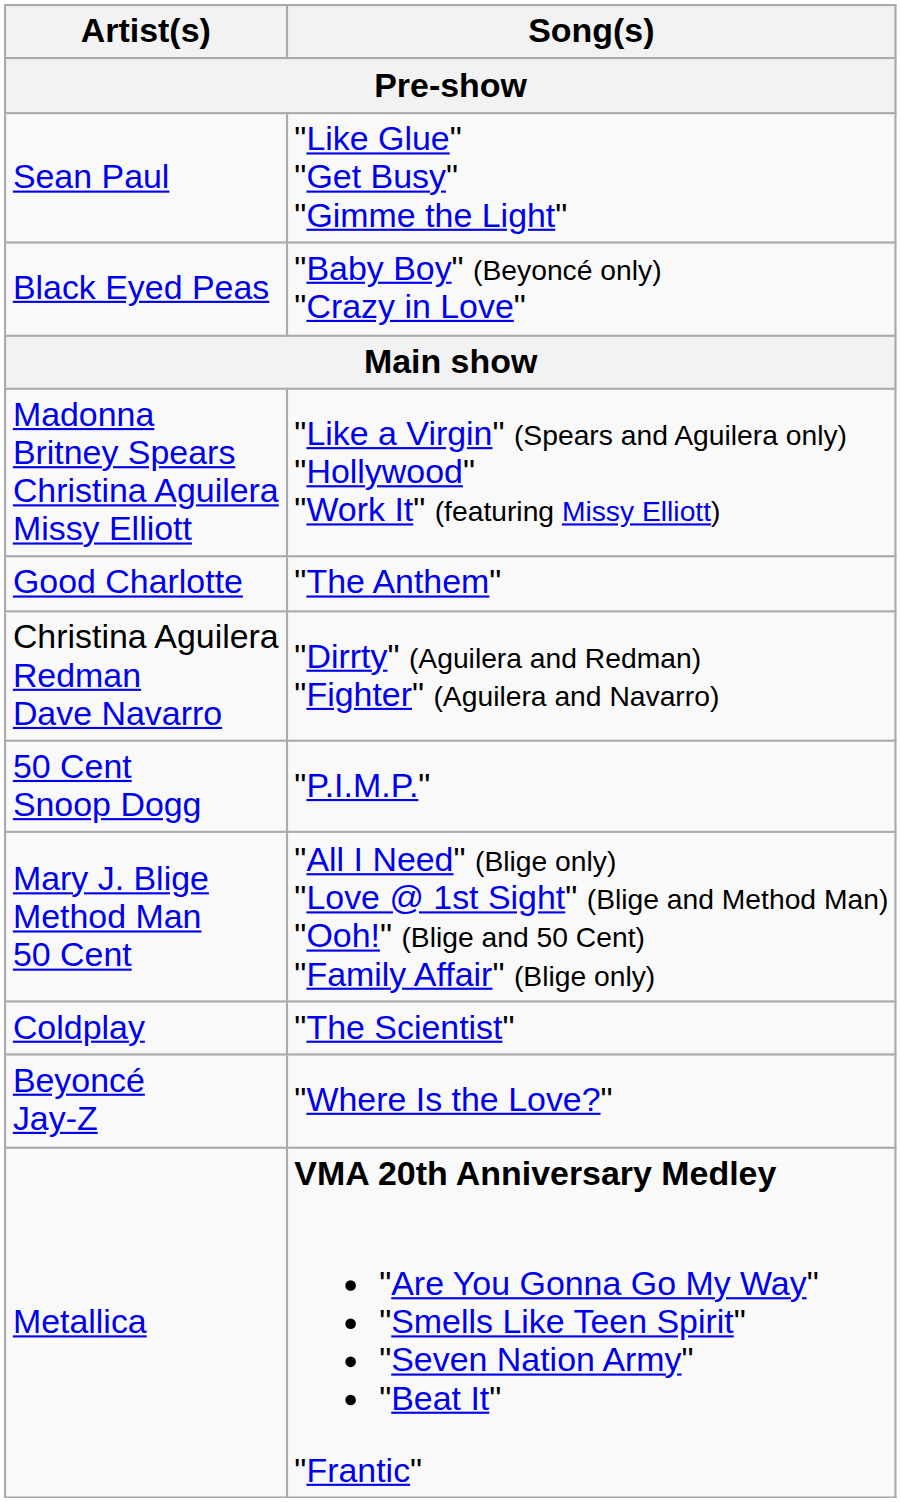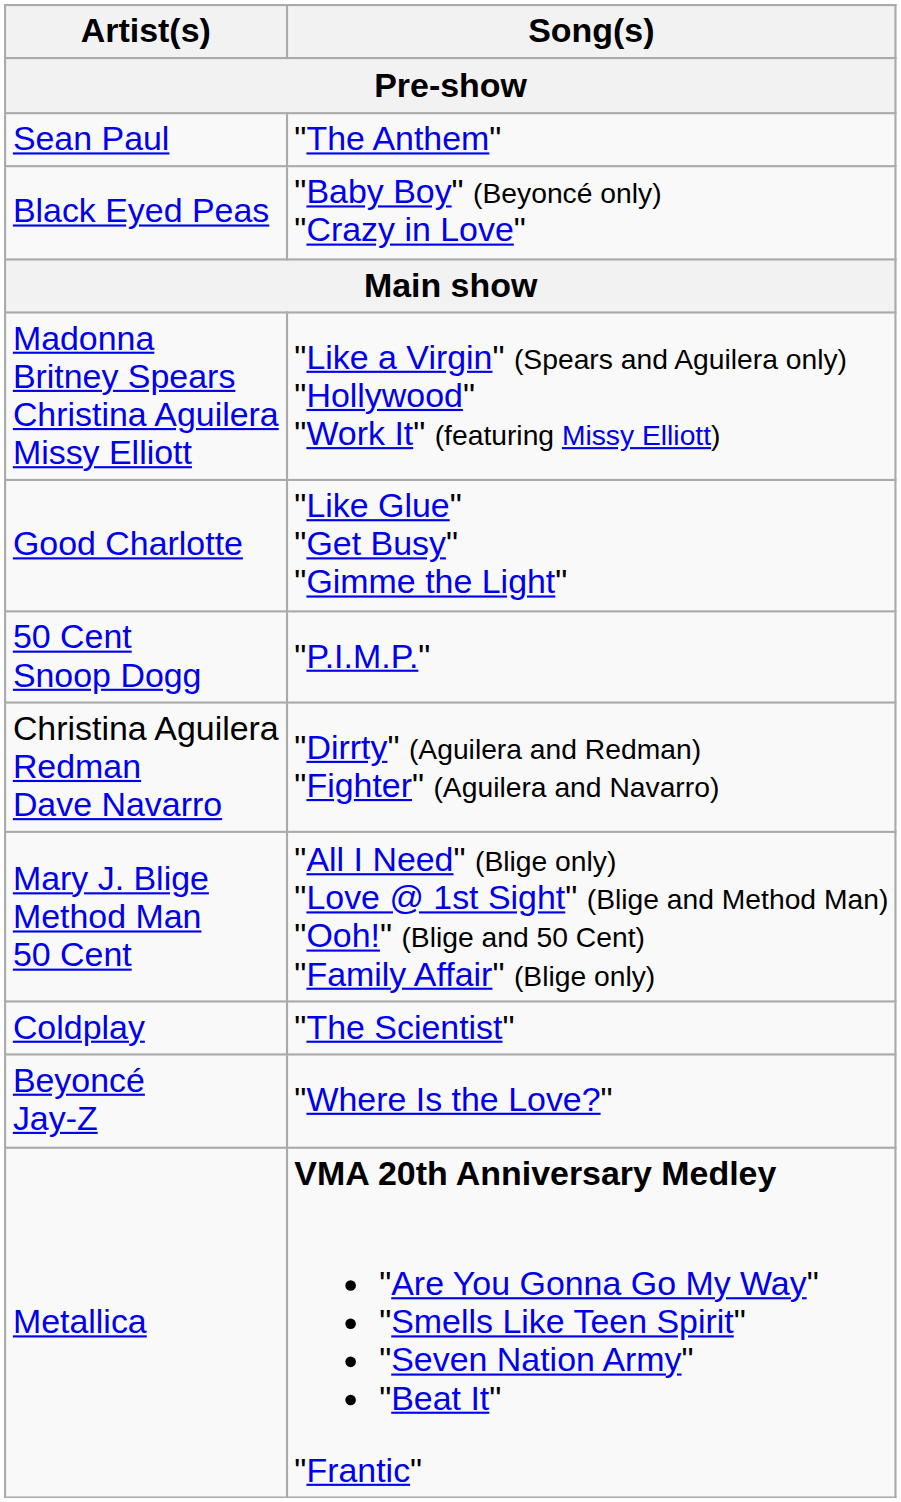(431, 177) "Like Glue" "Get Busy" "Gimme the Light" -> (398, 138) "The Anthem"
(398, 583) "The Anthem" -> (431, 544) "Like Glue" "Get Busy" "Gimme the Light"
rows swapped: (146, 675) <-> (107, 786)
